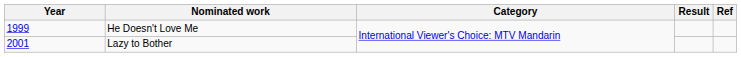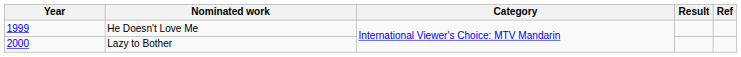(18, 44) 2001 -> (18, 44) 2000
